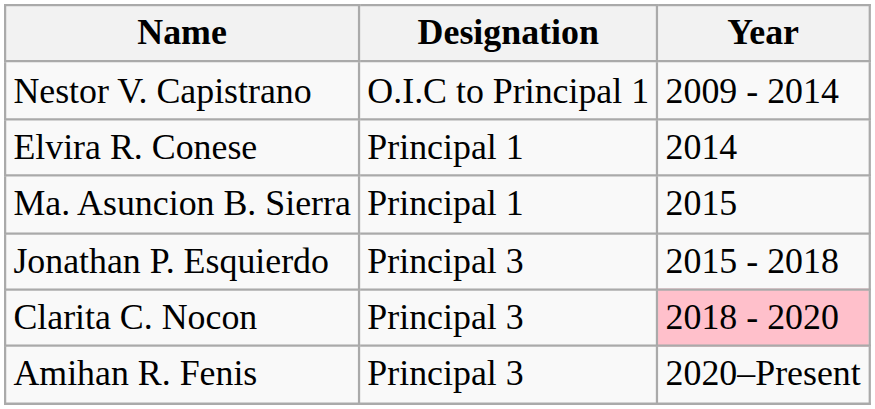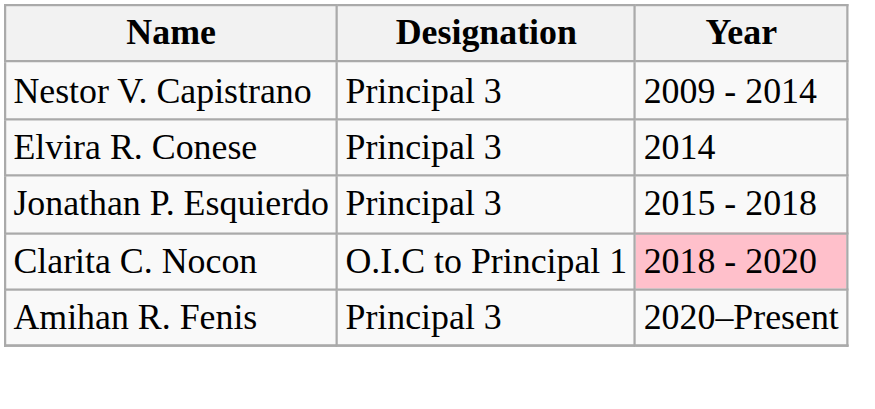(508, 89) O.I.C to Principal 1 -> (424, 89) Principal 3
(446, 146) Principal 1 -> (424, 146) Principal 3
- row: (182, 203)
(446, 317) Principal 3 -> (486, 260) O.I.C to Principal 1
